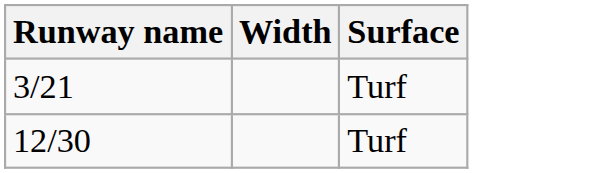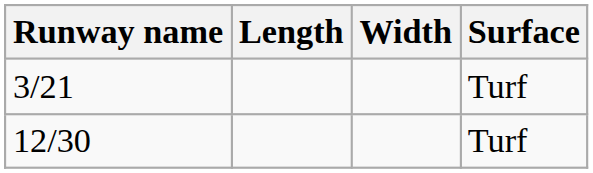+ column: (291, 31)
